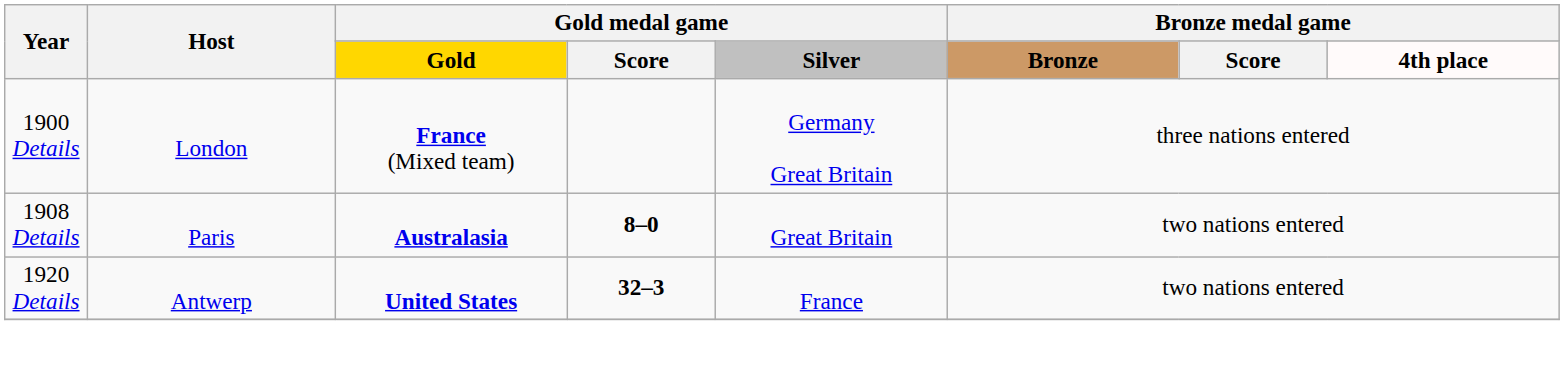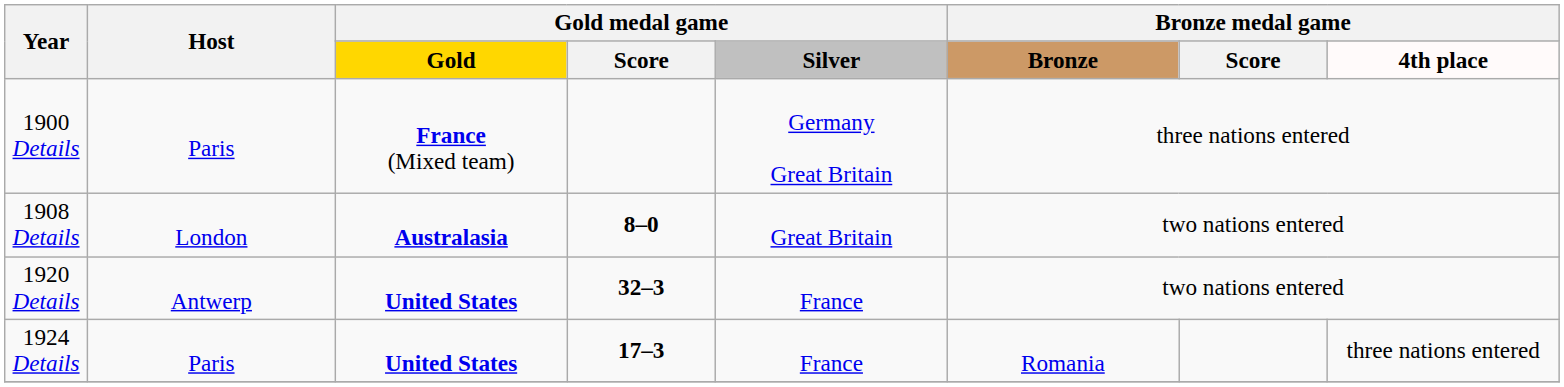(211, 148) London -> (211, 148) Paris
(211, 237) Paris -> (211, 237) London
+ row: (46, 350)
